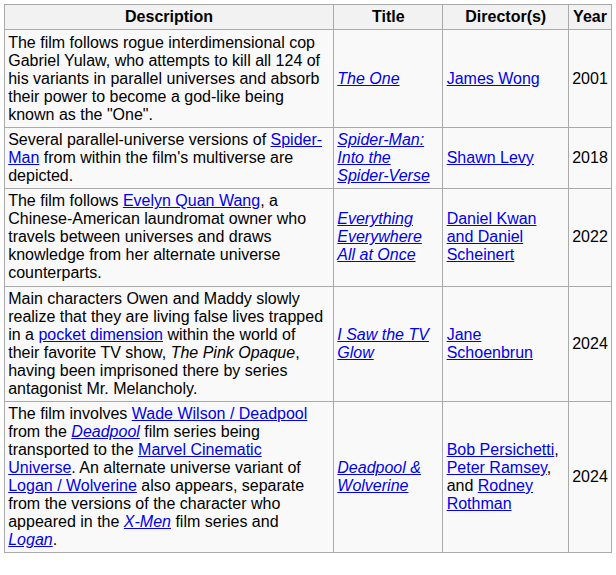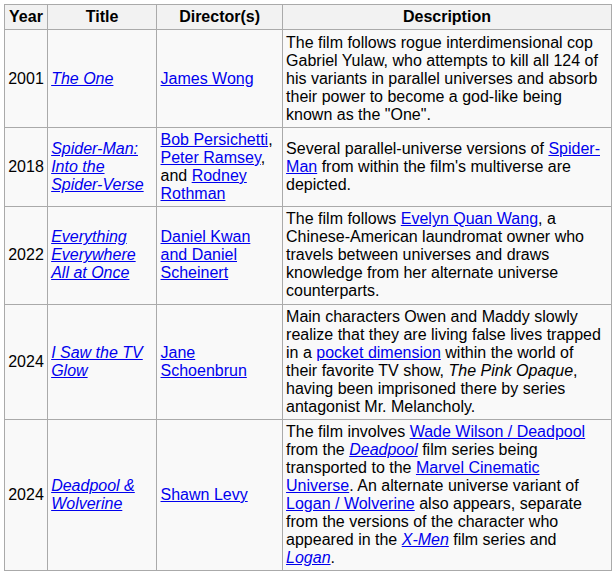columns swapped: (590, 17) <-> (169, 17)
(490, 157) Shawn Levy -> (217, 166) Bob Persichetti, Peter Ramsey, and Rodney Rothman
(503, 477) Bob Persichetti, Peter Ramsey, and Rodney Rothman -> (204, 495) Shawn Levy
